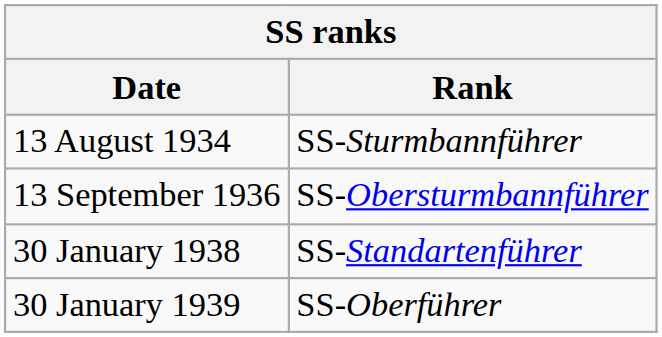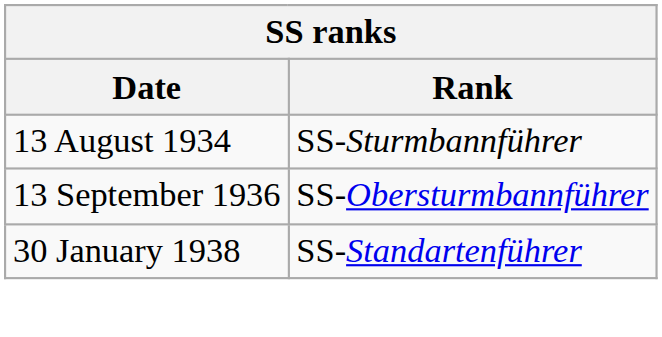- row: (127, 304)
